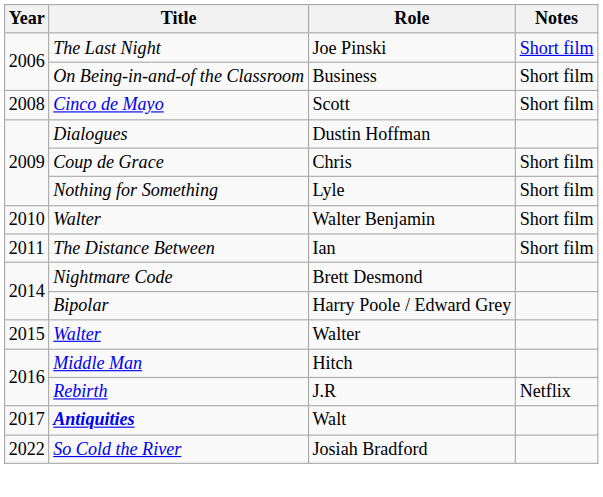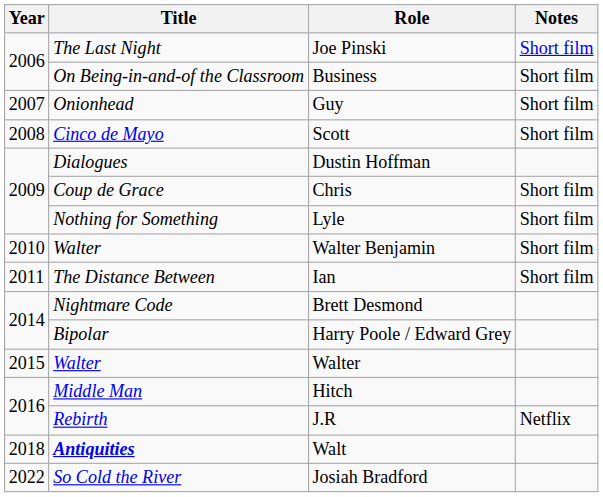+ row: (328, 104)
(27, 420) 2017 -> (27, 448) 2018
